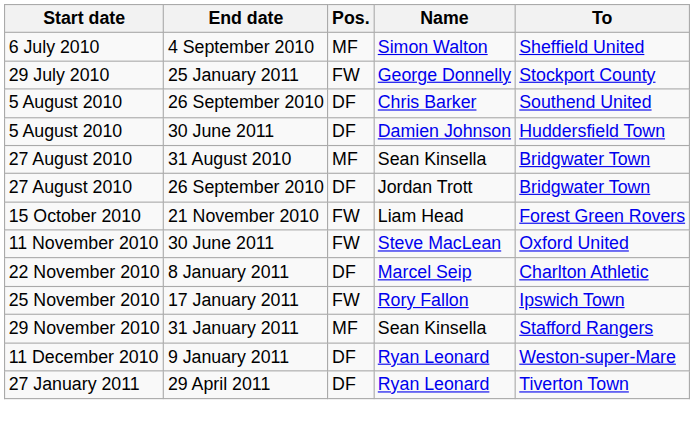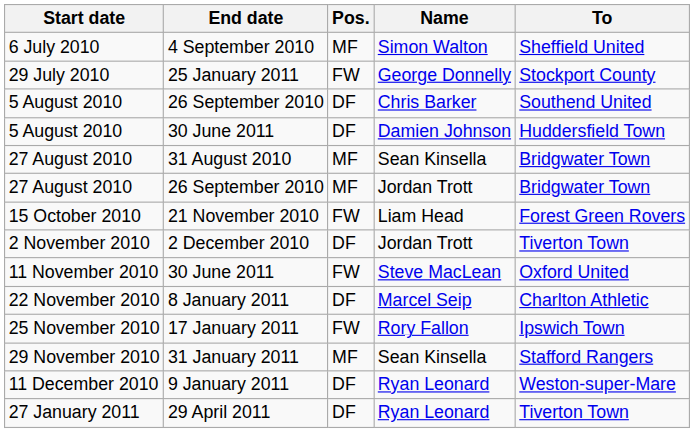(344, 187) DF -> (345, 187) MF
+ row: (79, 243)
